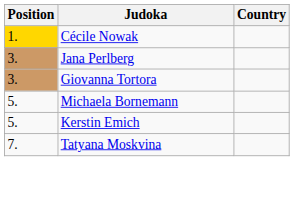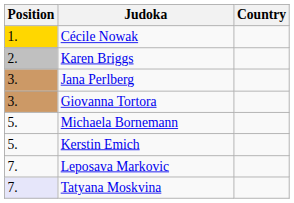+ row: (97, 58)
+ row: (115, 166)
(13, 144) no background -> (13, 187) lavender background
